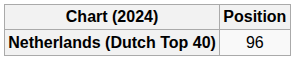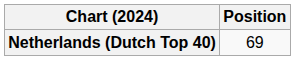(255, 42) 96 -> (255, 42) 69
